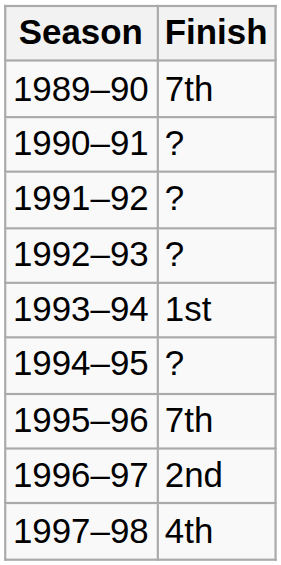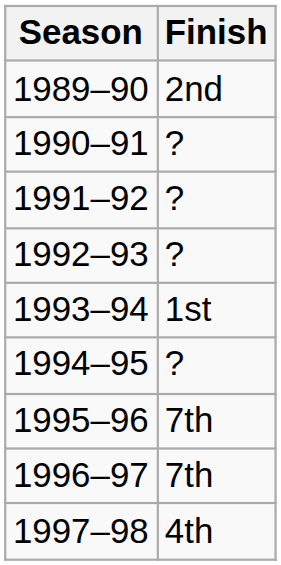(189, 88) 7th -> (194, 88) 2nd
(194, 475) 2nd -> (189, 475) 7th
